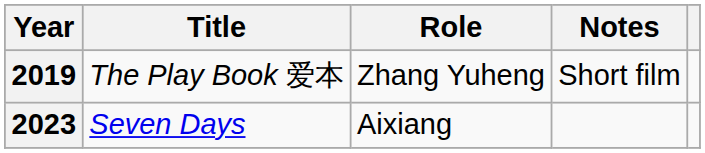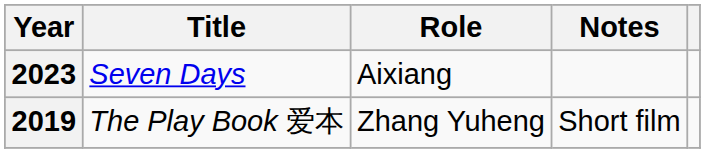rows swapped: (44, 76) <-> (44, 124)
